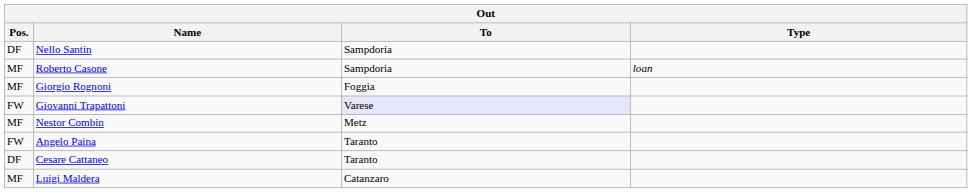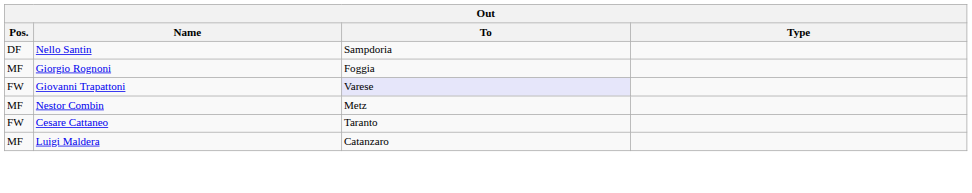- row: (71, 68)
- row: (66, 142)
(14, 160) DF -> (15, 123) FW
